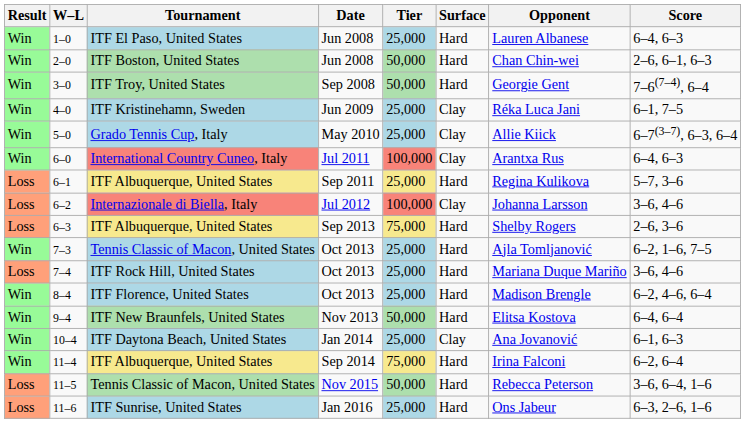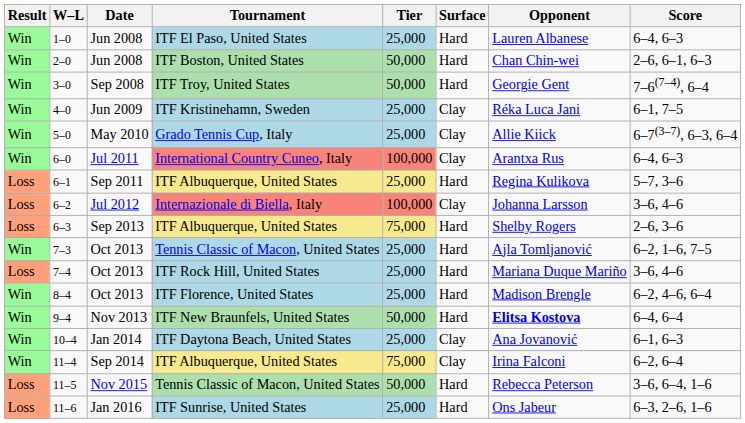columns swapped: (351, 15) <-> (203, 15)
(534, 317) normal -> (536, 317) bold
(453, 362) Hard -> (452, 362) Clay
